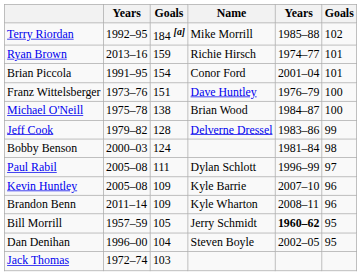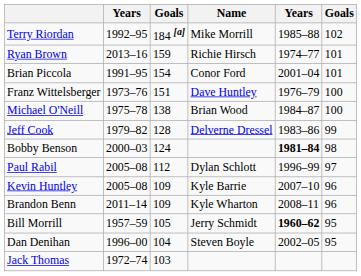(299, 148) normal -> (299, 148) bold
(161, 167) 111 -> (162, 167) 112
